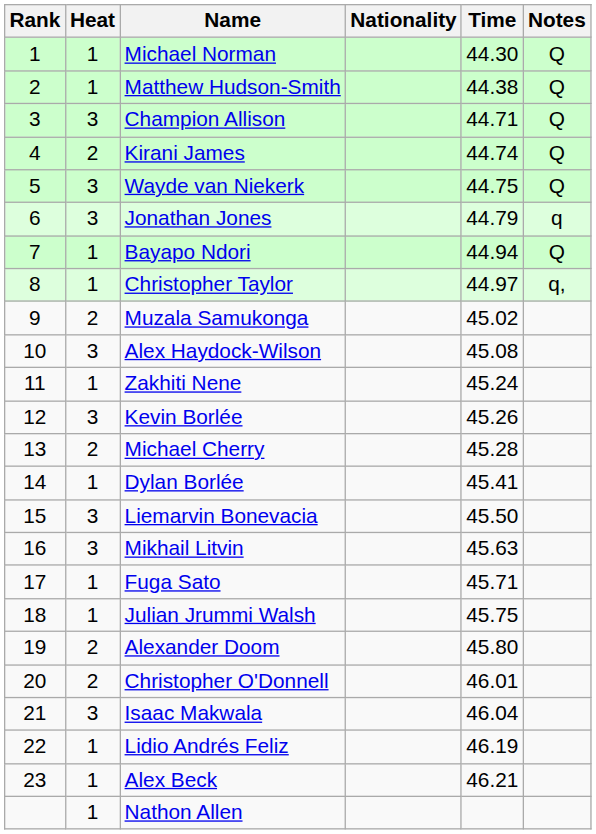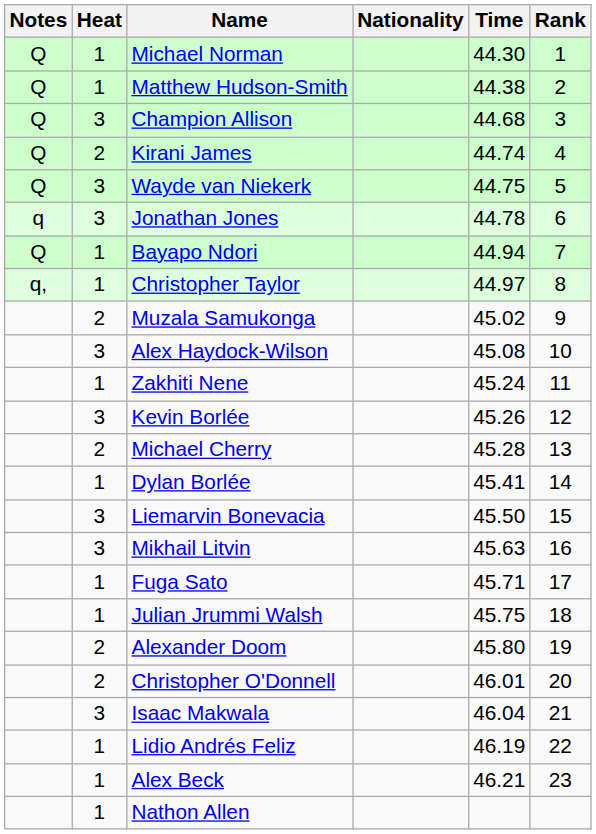columns swapped: (35, 20) <-> (557, 20)
(492, 119) 44.71 -> (499, 119) 44.68
(492, 218) 44.79 -> (499, 218) 44.78
